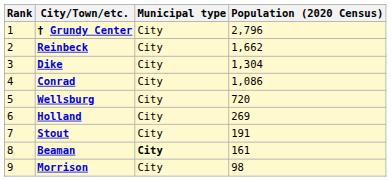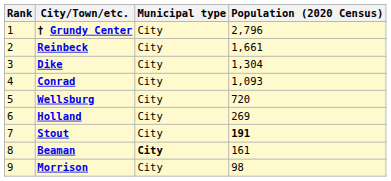(247, 47) 1,662 -> (247, 47) 1,661
(247, 82) 1,086 -> (247, 82) 1,093
(241, 133) normal -> (241, 133) bold
